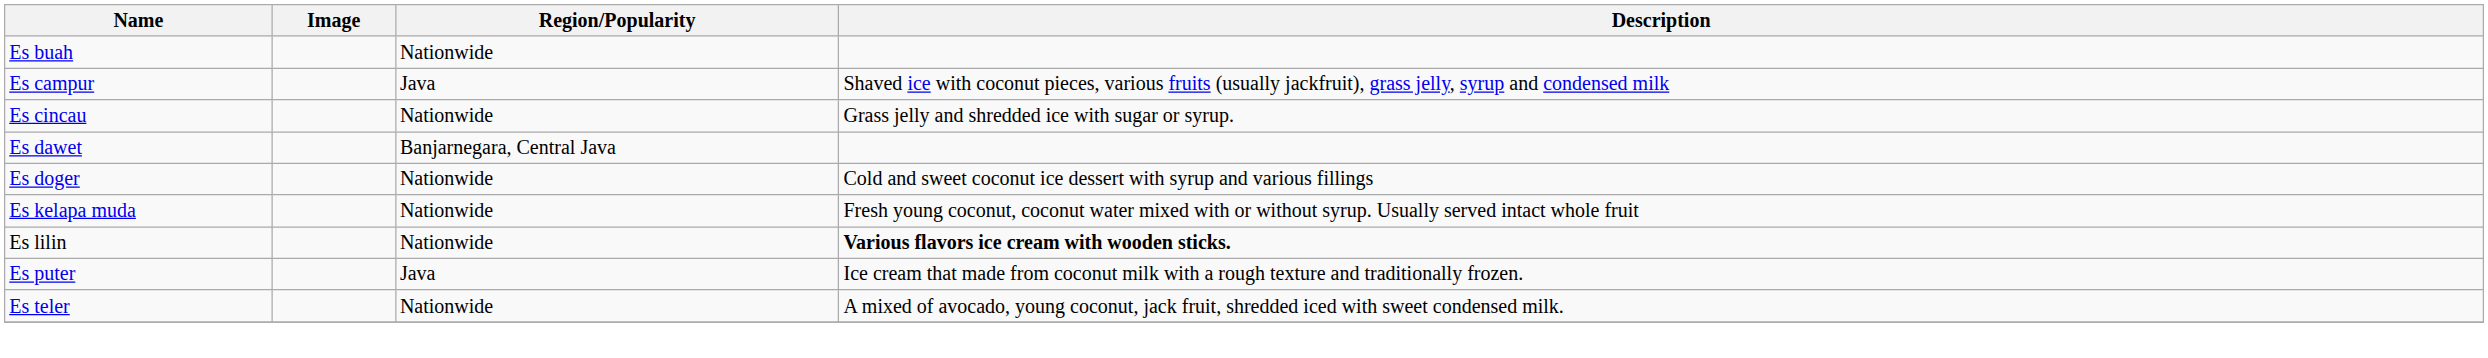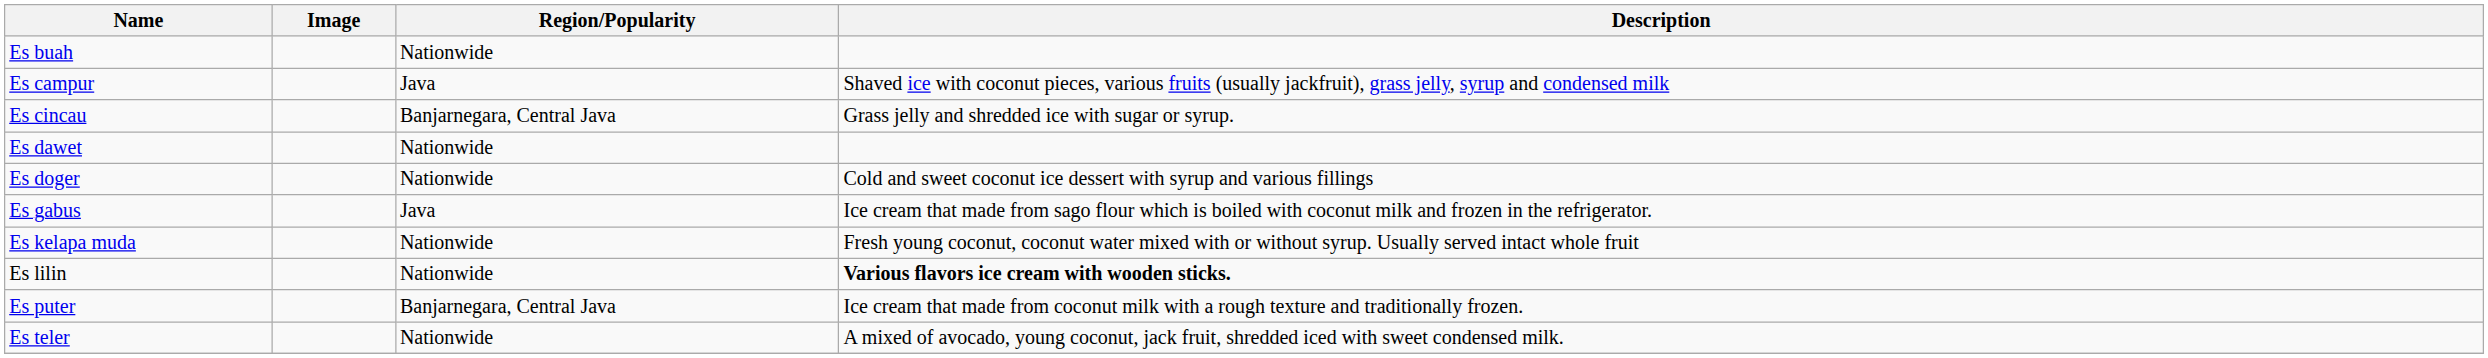(447, 115) Nationwide -> (508, 115) Banjarnegara, Central Java
(508, 147) Banjarnegara, Central Java -> (447, 147) Nationwide
+ row: (45, 210)
(418, 274) Java -> (508, 305) Banjarnegara, Central Java
